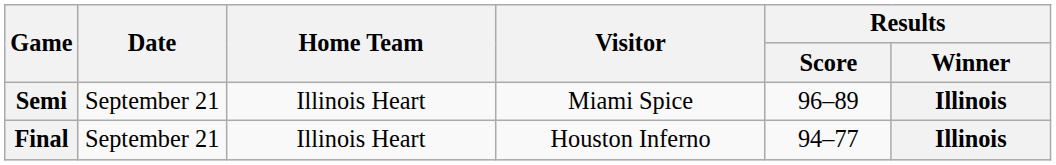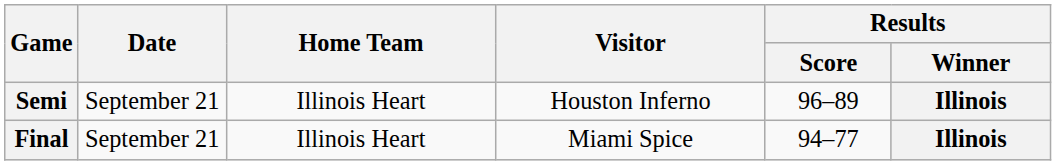(631, 100) Miami Spice -> (631, 100) Houston Inferno
(631, 139) Houston Inferno -> (631, 139) Miami Spice
